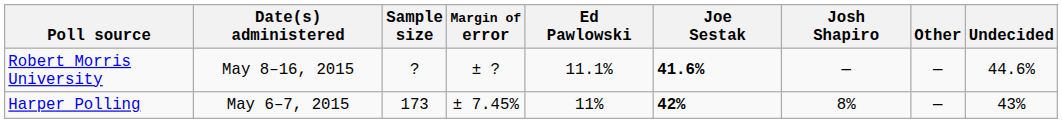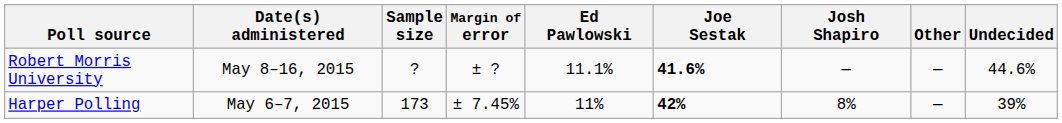(1011, 105) 43% -> (1011, 105) 39%
